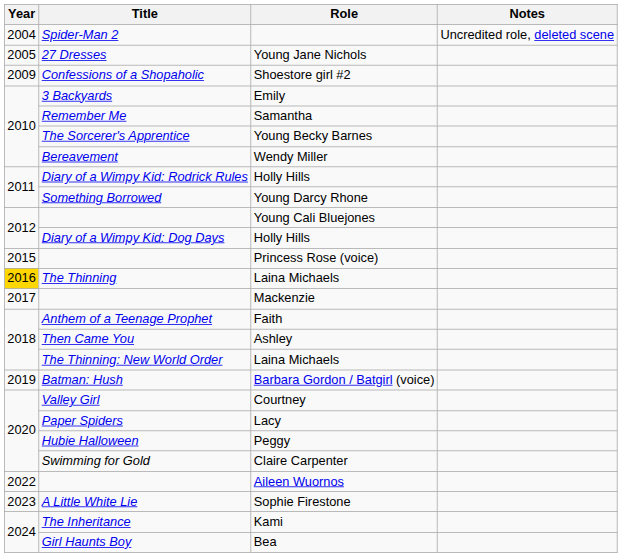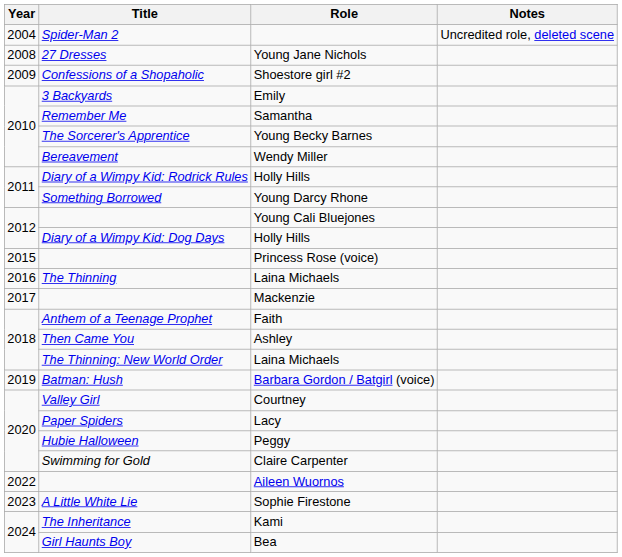(22, 55) 2005 -> (22, 55) 2008
(22, 278) gold background -> (22, 278) no background
